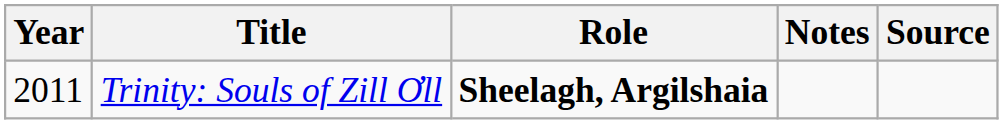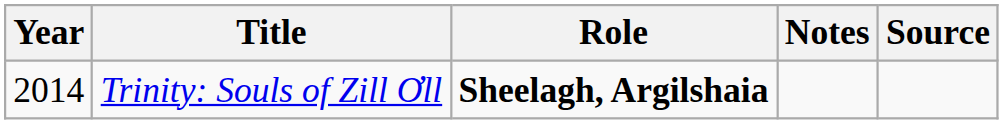(48, 88) 2011 -> (49, 88) 2014
